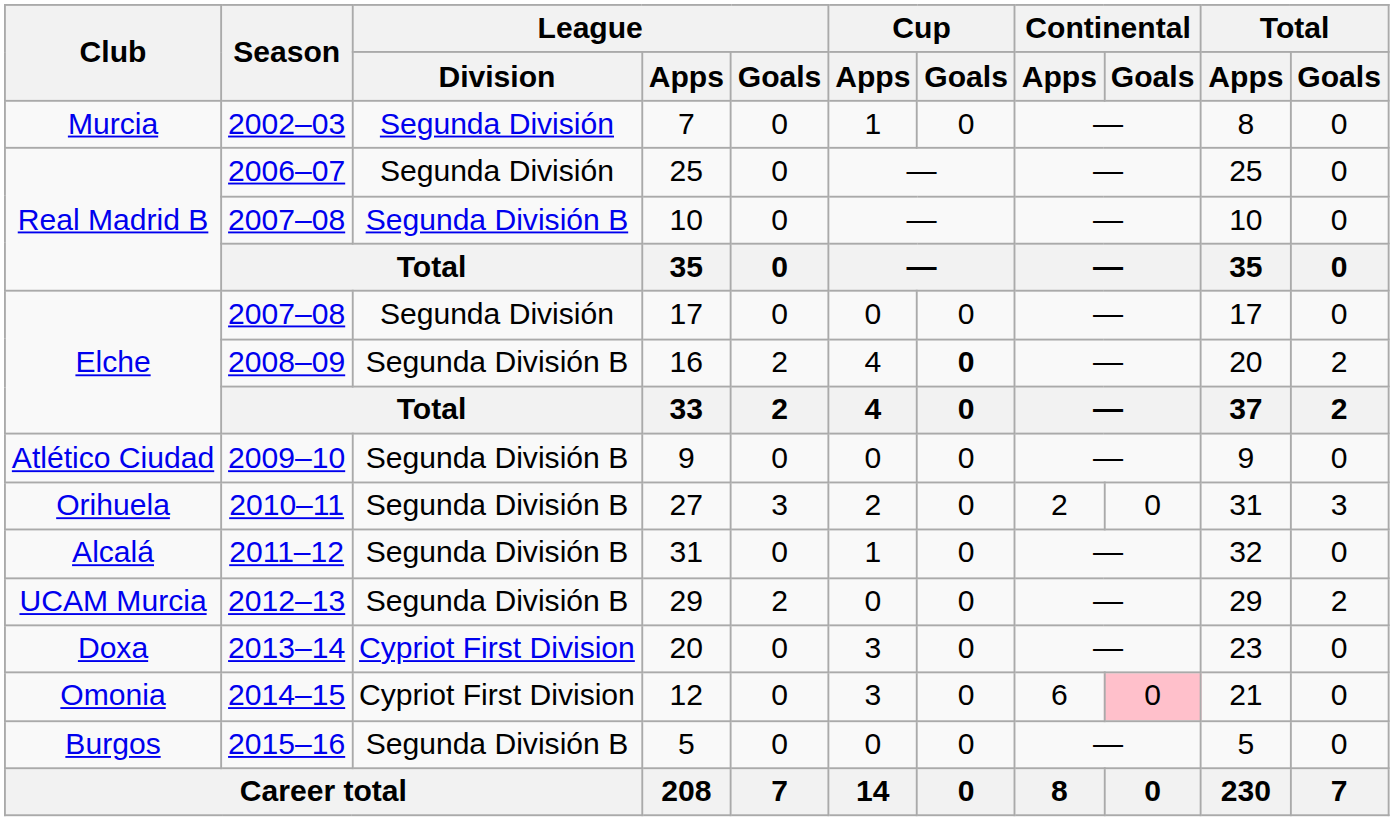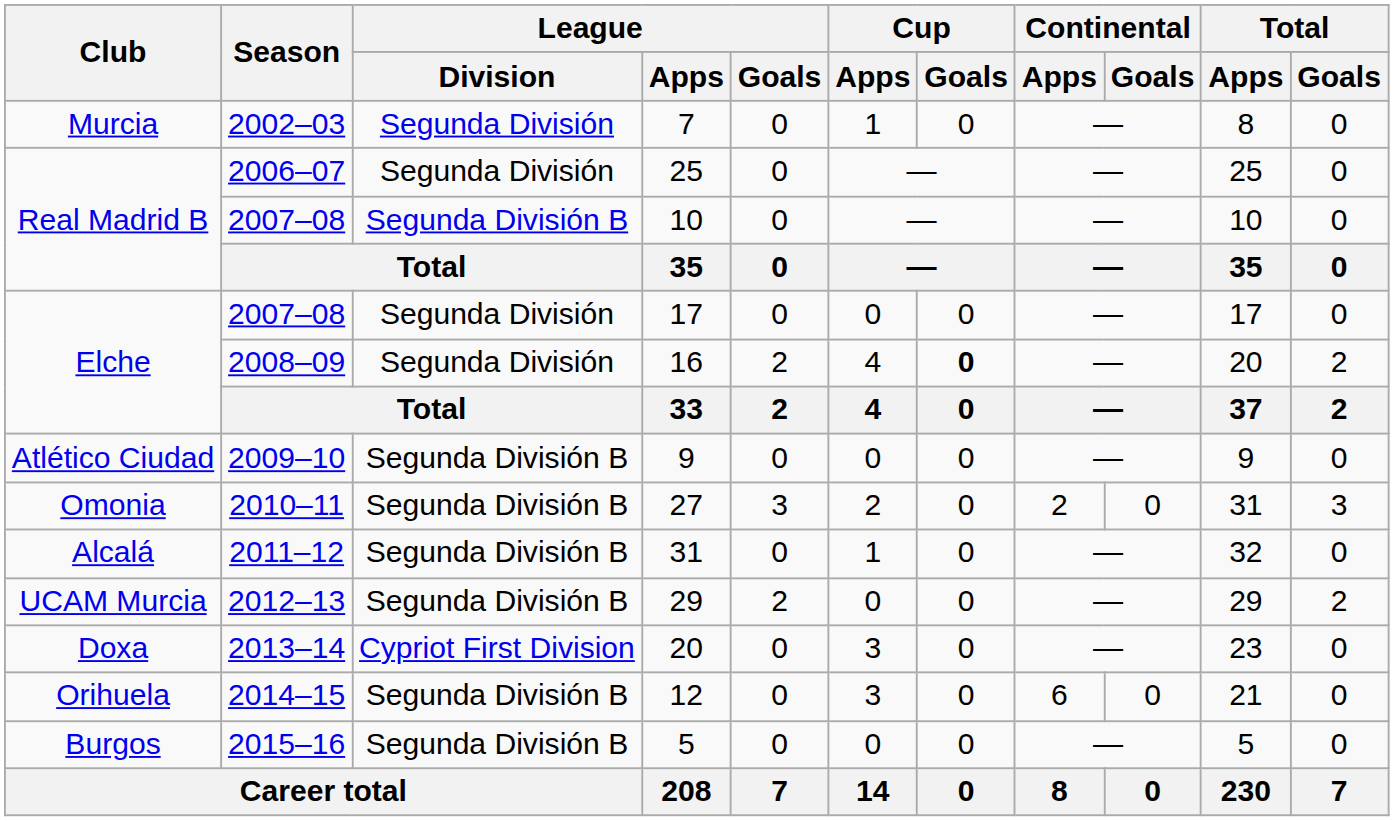(497, 362) Segunda División B -> (497, 362) Segunda División
(113, 505) Orihuela -> (113, 505) Omonia
(113, 696) Omonia -> (113, 696) Orihuela
(497, 696) Cypriot First Division -> (497, 696) Segunda División B
(1153, 696) pink background -> (1153, 696) no background
